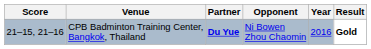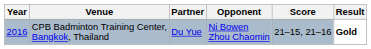columns swapped: (321, 12) <-> (35, 12)
(223, 32) bold -> (187, 32) normal
